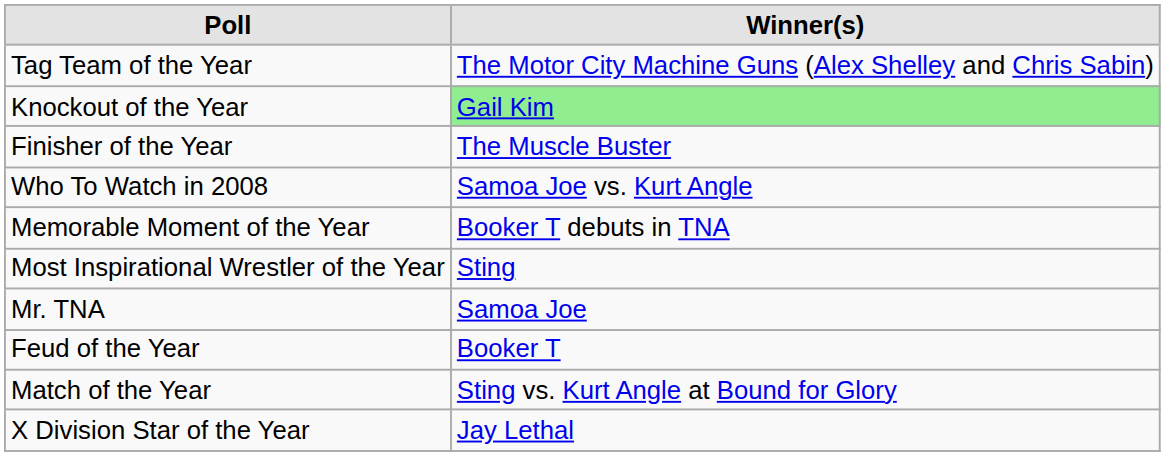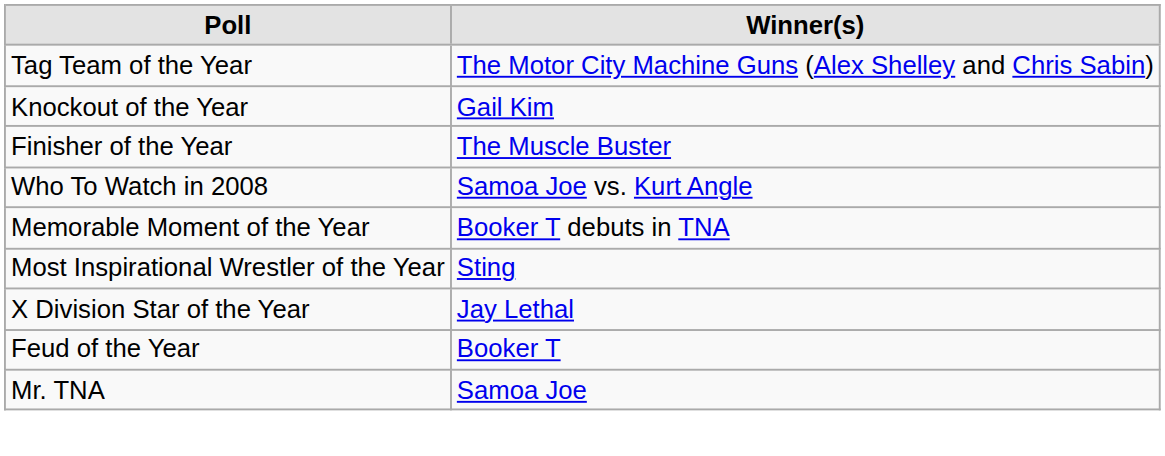(505, 106) lightgreen background -> (505, 106) no background
rows swapped: (160, 430) <-> (58, 308)
- row: (111, 389)
